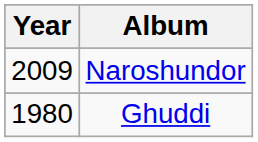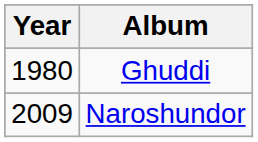rows swapped: (166, 114) <-> (166, 70)
